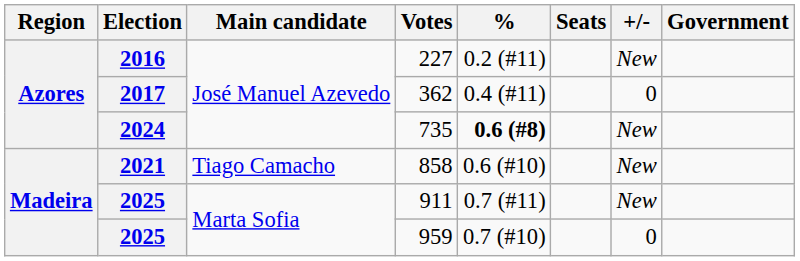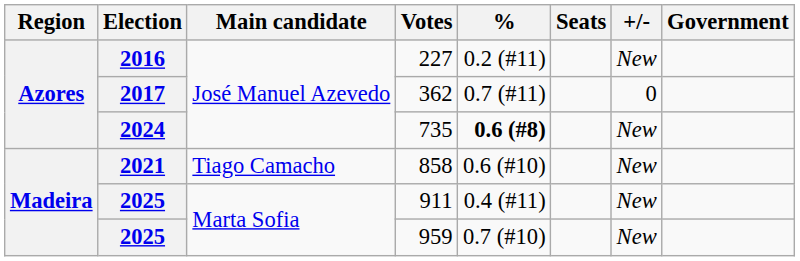(505, 93) 0.4 (#11) -> (505, 93) 0.7 (#11)
(505, 201) 0.7 (#11) -> (505, 201) 0.4 (#11)
(651, 237) 0 -> (637, 237) New
